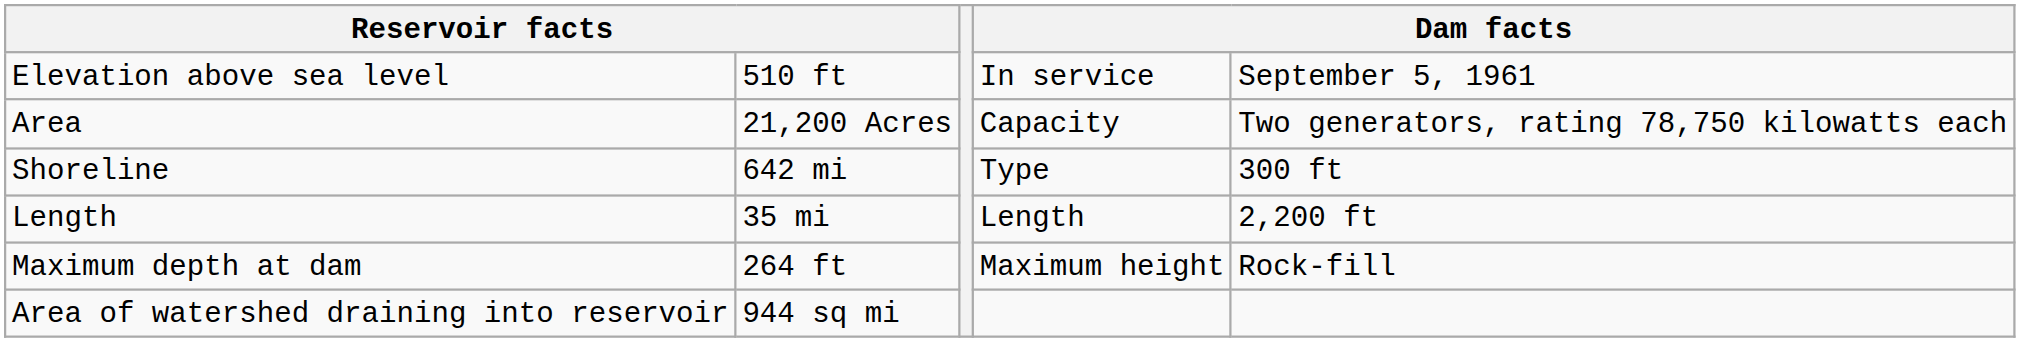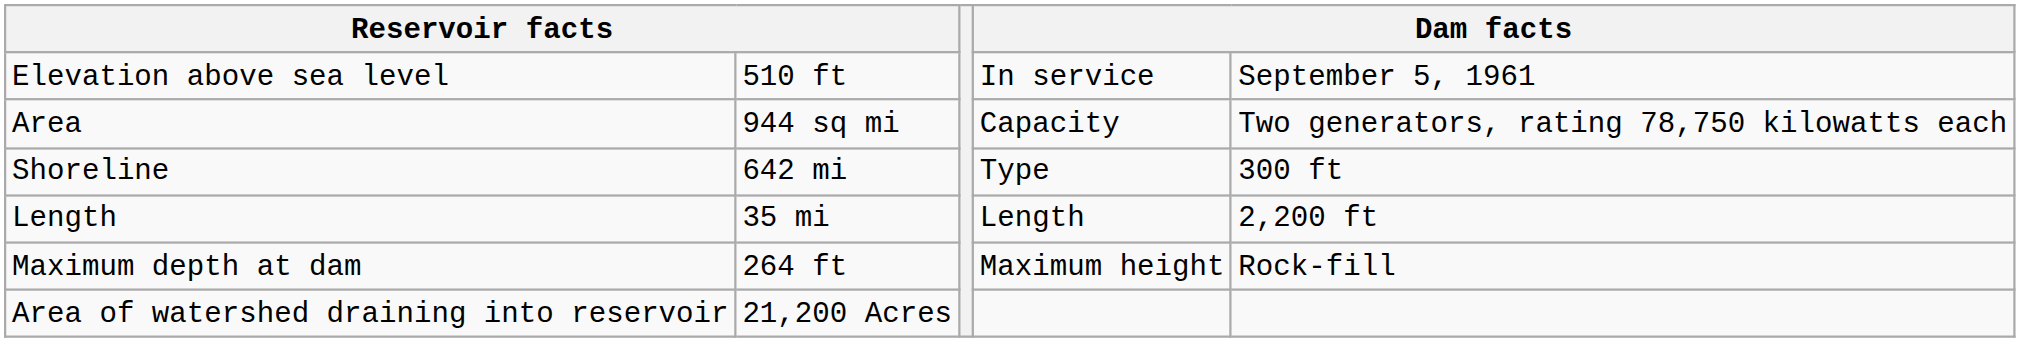(847, 124) 21,200 Acres -> (821, 124) 944 sq mi
(821, 314) 944 sq mi -> (847, 314) 21,200 Acres
